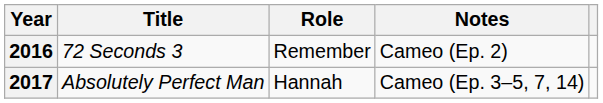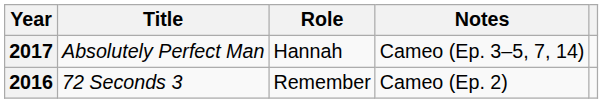rows swapped: (31, 51) <-> (31, 82)
